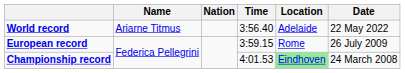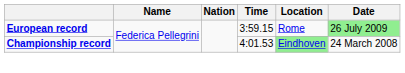- row: (38, 28)
(359, 44) no background -> (359, 28) lightgreen background
